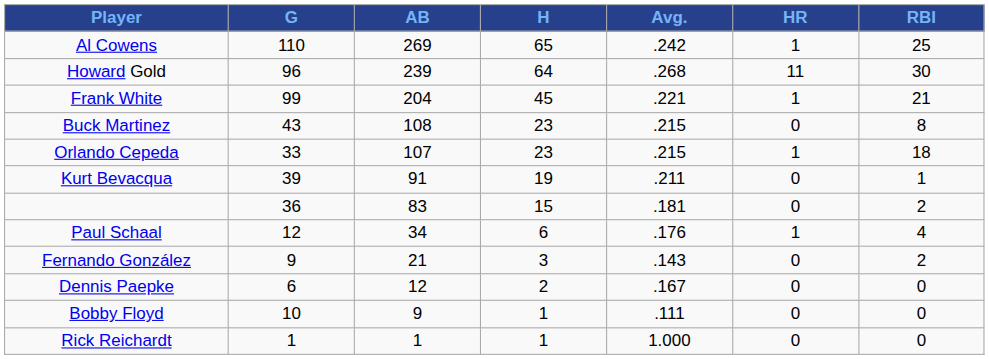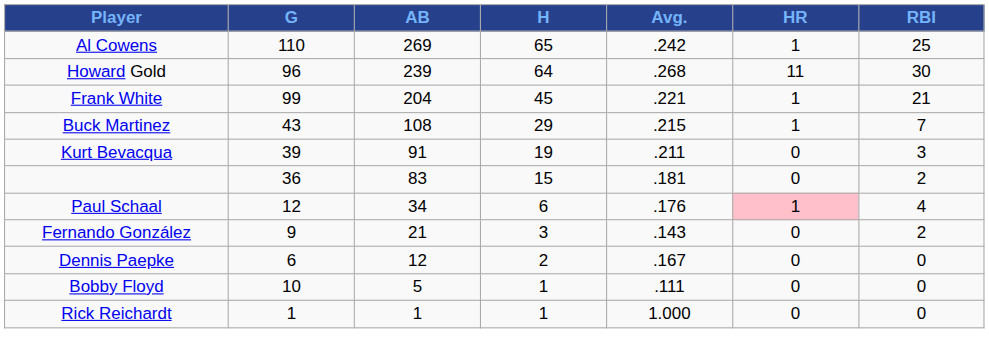(543, 125) 23 -> (543, 125) 29
(795, 125) 0 -> (795, 125) 1
(921, 125) 8 -> (921, 125) 7
- row: (117, 152)
(921, 179) 1 -> (921, 152) 3
(795, 233) no background -> (795, 206) pink background
(417, 313) 9 -> (417, 286) 5
